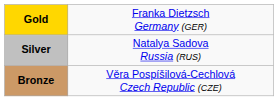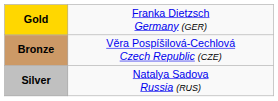rows swapped: (36, 49) <-> (36, 80)
